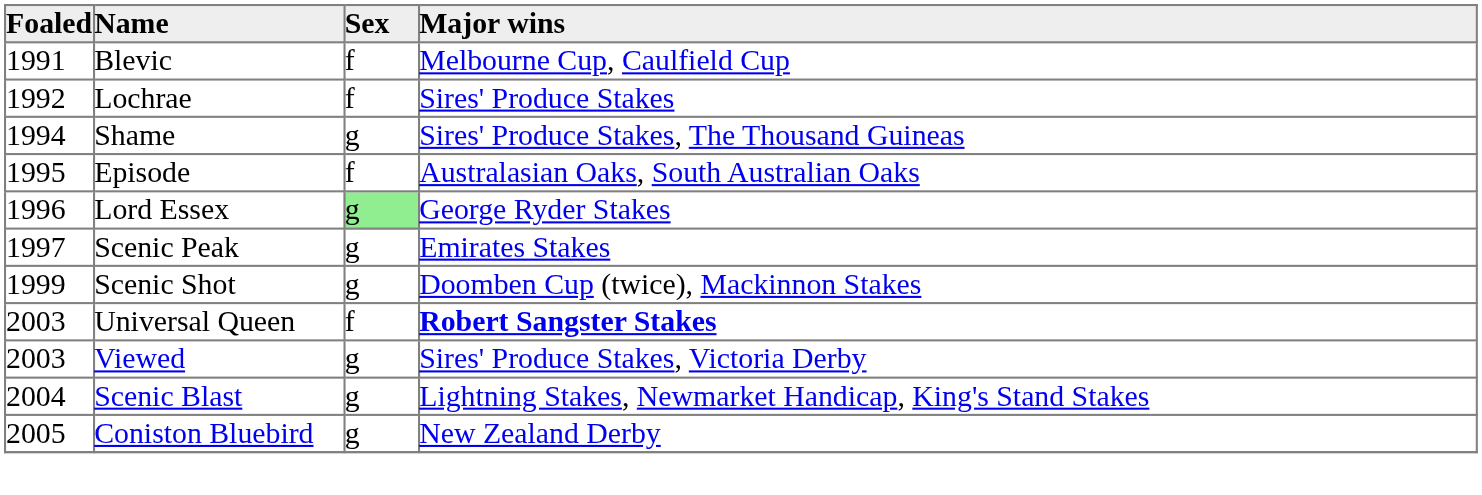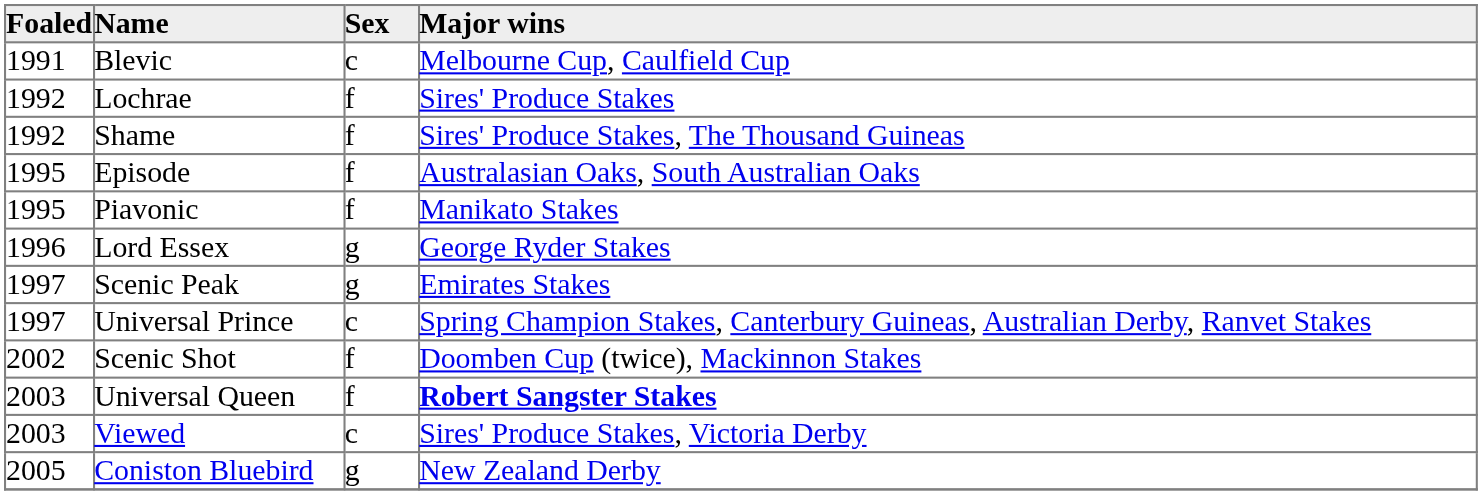(350, 60) f -> (351, 60) c
(36, 134) 1994 -> (36, 134) 1992
(352, 134) g -> (350, 134) f
+ row: (146, 209)
(352, 209) lightgreen background -> (352, 246) no background
+ row: (194, 321)
(36, 283) 1999 -> (36, 358) 2002
(352, 283) g -> (350, 358) f
(352, 358) g -> (351, 432) c
- row: (168, 395)
